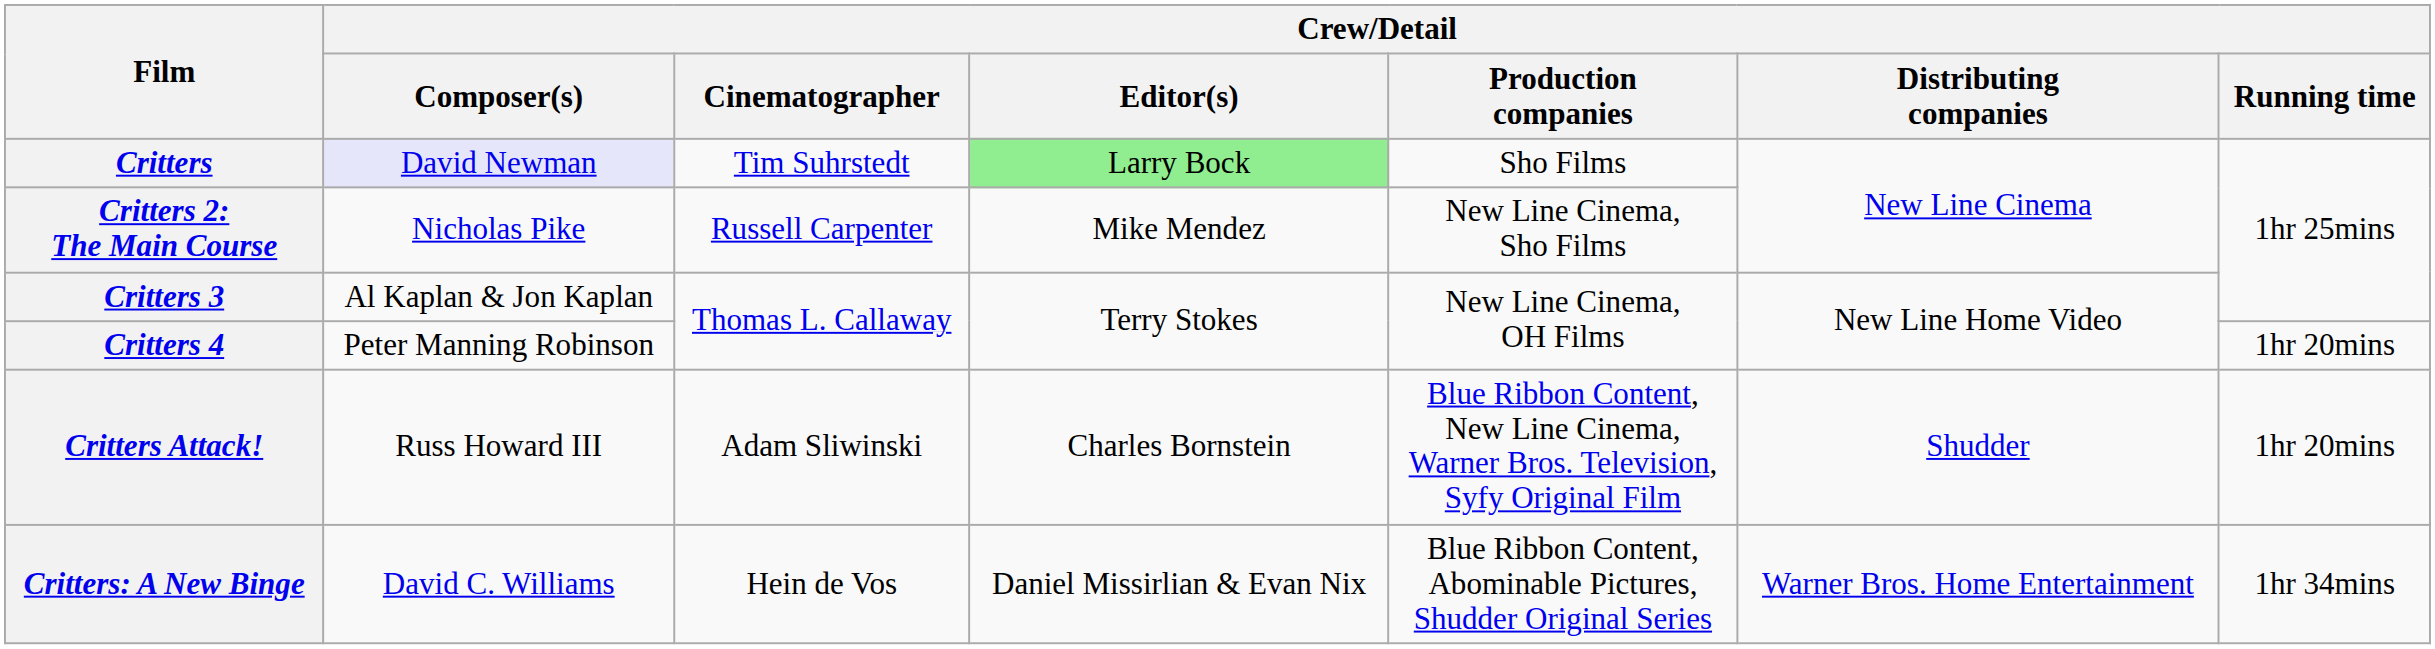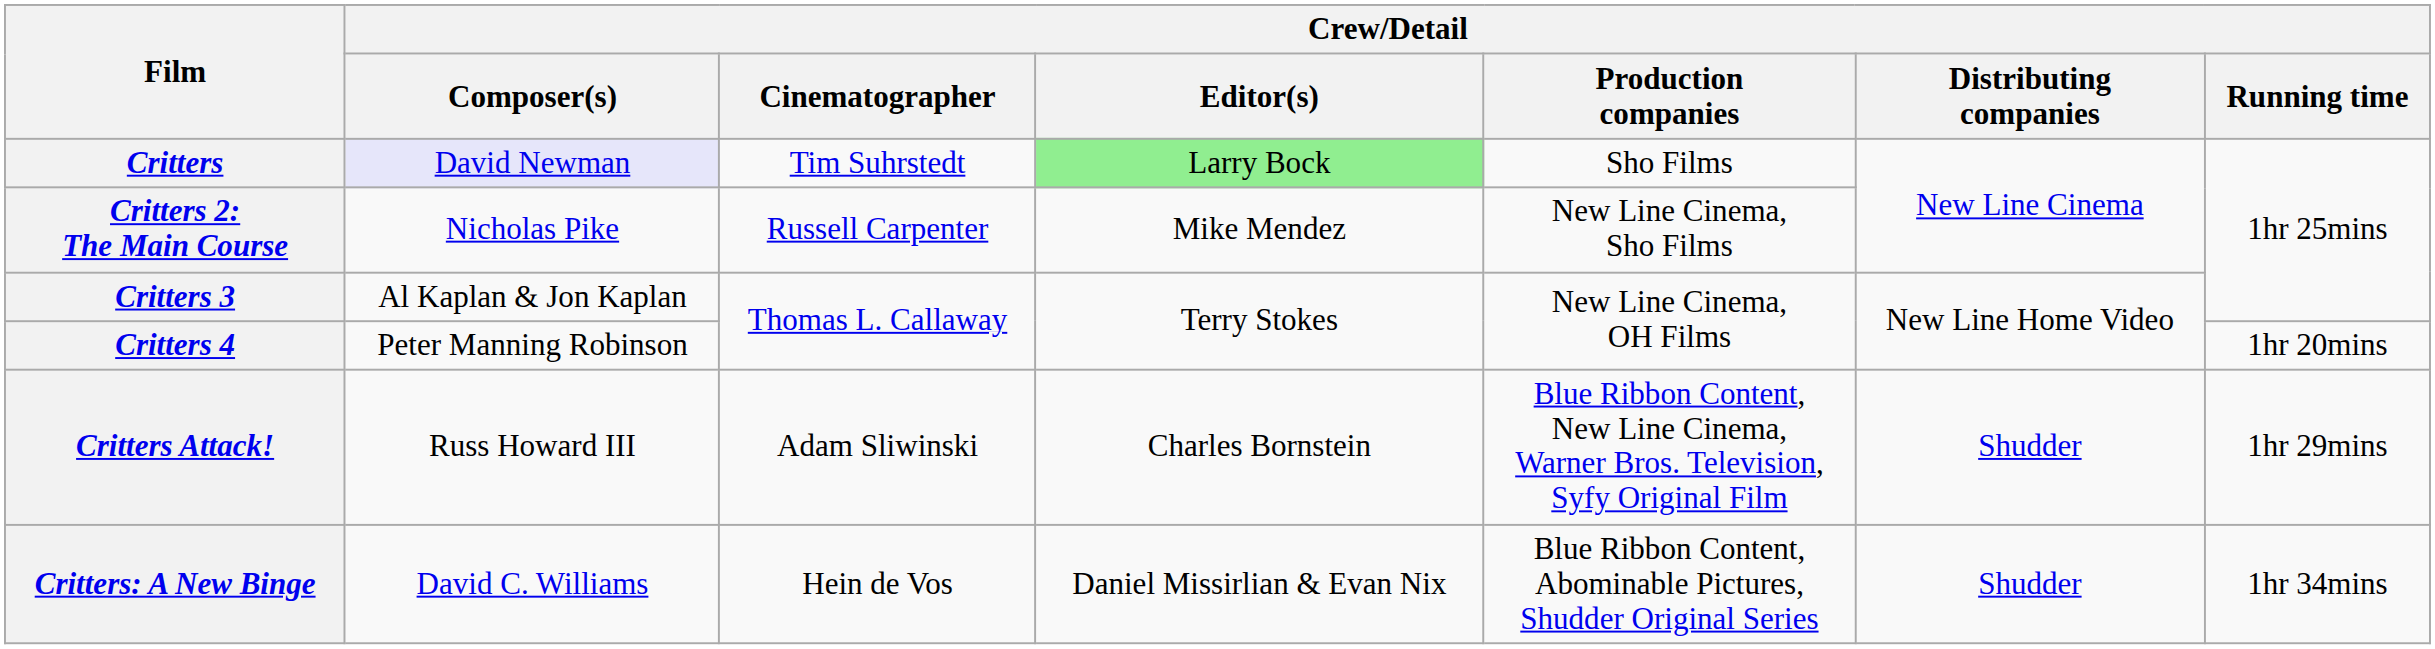(2325, 446) 1hr 20mins -> (2317, 446) 1hr 29mins
(1978, 583) Warner Bros. Home Entertainment -> (2030, 583) Shudder
